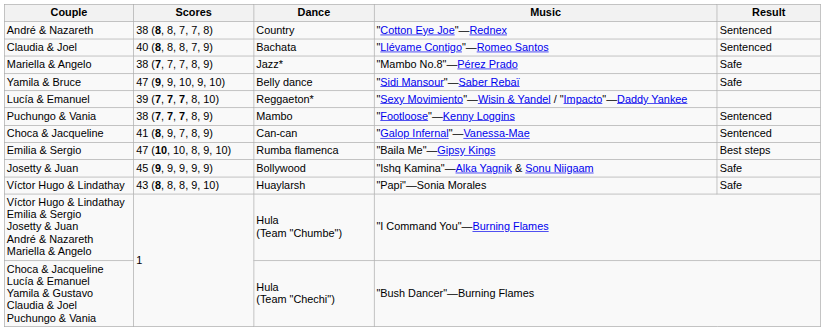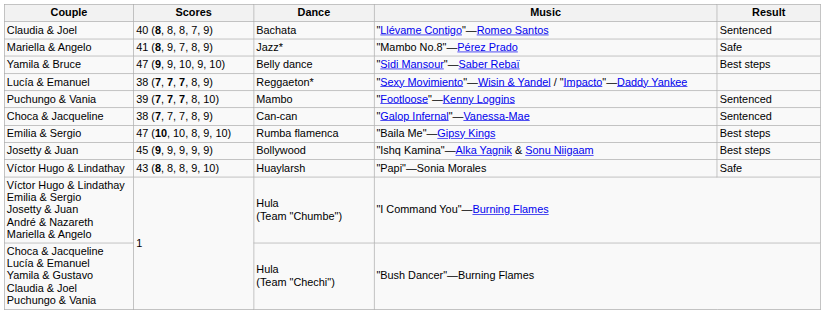- row: (50, 30)
(175, 64) 38 (7, 7, 7, 8, 9) -> (175, 47) 41 (8, 9, 7, 8, 9)
(731, 82) Safe -> (745, 64) Best steps
(178, 99) 39 (7, 7, 7, 8, 10) -> (175, 82) 38 (7, 7, 7, 8, 9)
(175, 116) 38 (7, 7, 7, 8, 9) -> (178, 99) 39 (7, 7, 7, 8, 10)
(175, 133) 41 (8, 9, 7, 8, 9) -> (175, 116) 38 (7, 7, 7, 8, 9)
(731, 168) Safe -> (745, 151) Best steps
